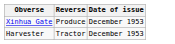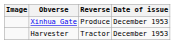+ column: (17, 10)
